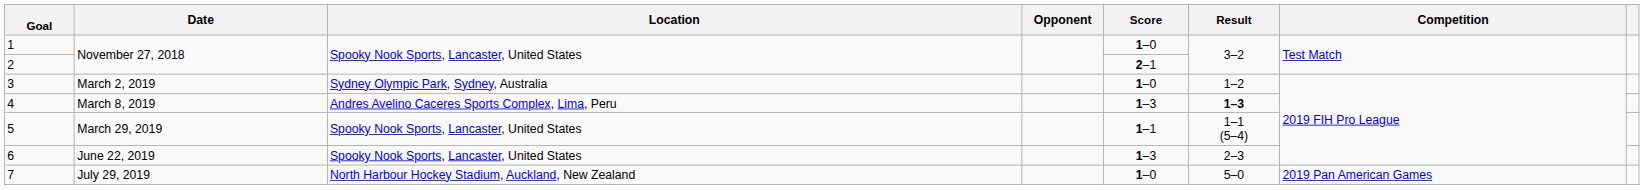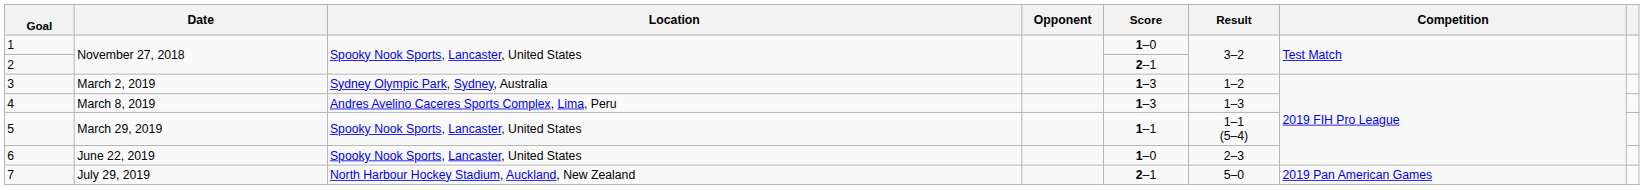(1146, 84) 1–0 -> (1146, 84) 1–3
(1234, 103) bold -> (1234, 103) normal
(1146, 156) 1–3 -> (1146, 156) 1–0
(1146, 175) 1–0 -> (1146, 175) 2–1
